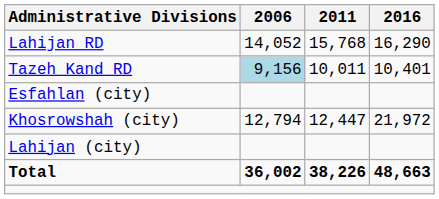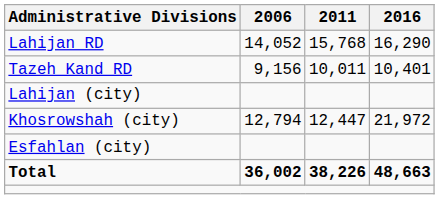(278, 69) lightblue background -> (278, 69) no background
rows swapped: (80, 95) <-> (75, 147)
